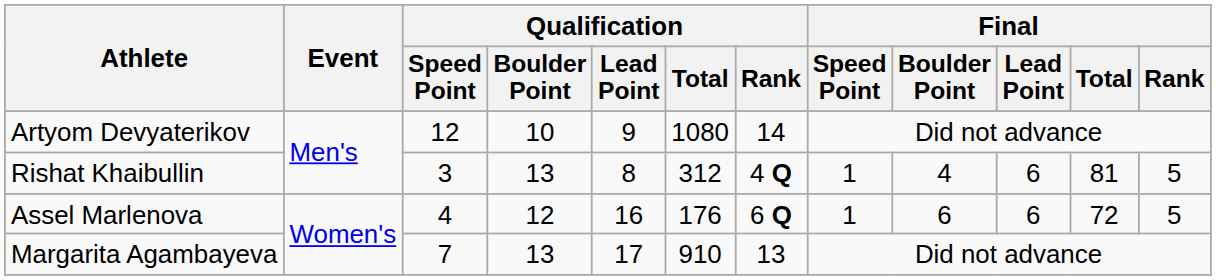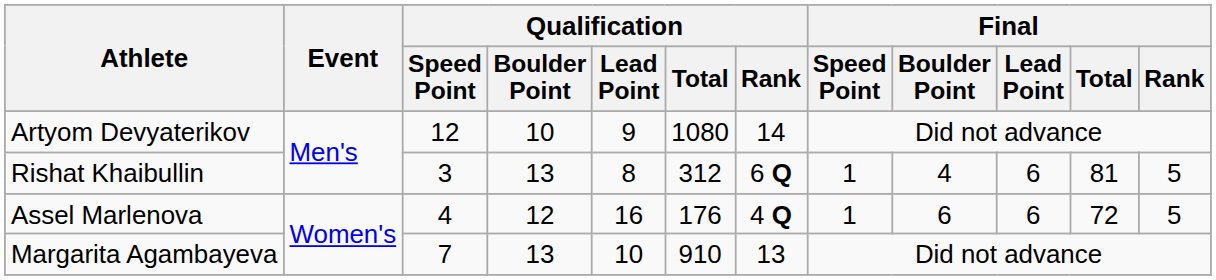(771, 173) 4 Q -> (771, 173) 6 Q
(771, 214) 6 Q -> (771, 214) 4 Q
(629, 255) 17 -> (629, 255) 10
